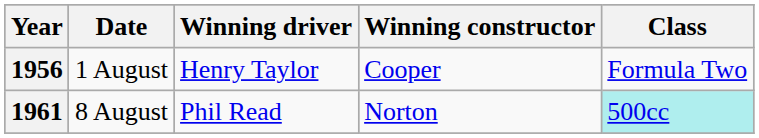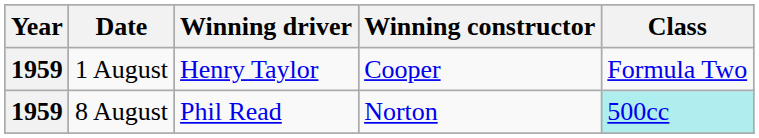(37, 68) 1956 -> (37, 68) 1959
(37, 111) 1961 -> (37, 111) 1959
